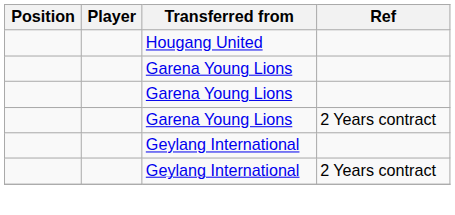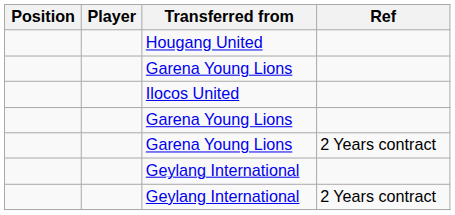+ row: (193, 94)
